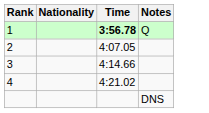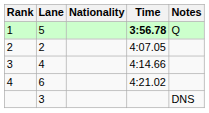+ column: (51, 13)
